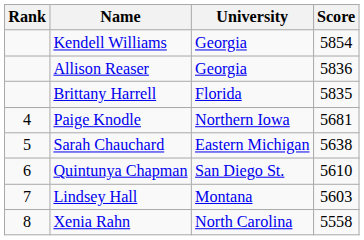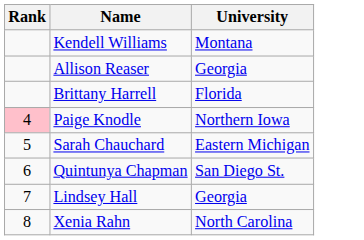- column: (336, 17)
(221, 42) Georgia -> (224, 42) Montana
(27, 119) no background -> (27, 119) pink background
(224, 196) Montana -> (221, 196) Georgia
